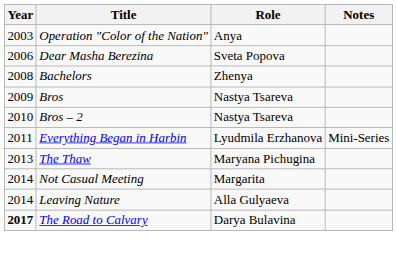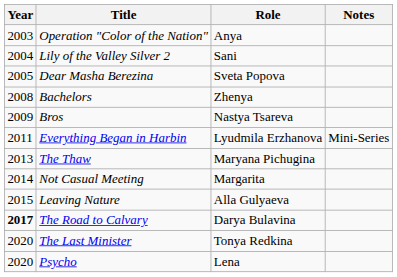+ row: (105, 55)
(20, 55) 2006 -> (20, 76) 2005
- row: (61, 117)
(20, 199) 2014 -> (20, 199) 2015
+ row: (85, 240)
+ row: (58, 261)
